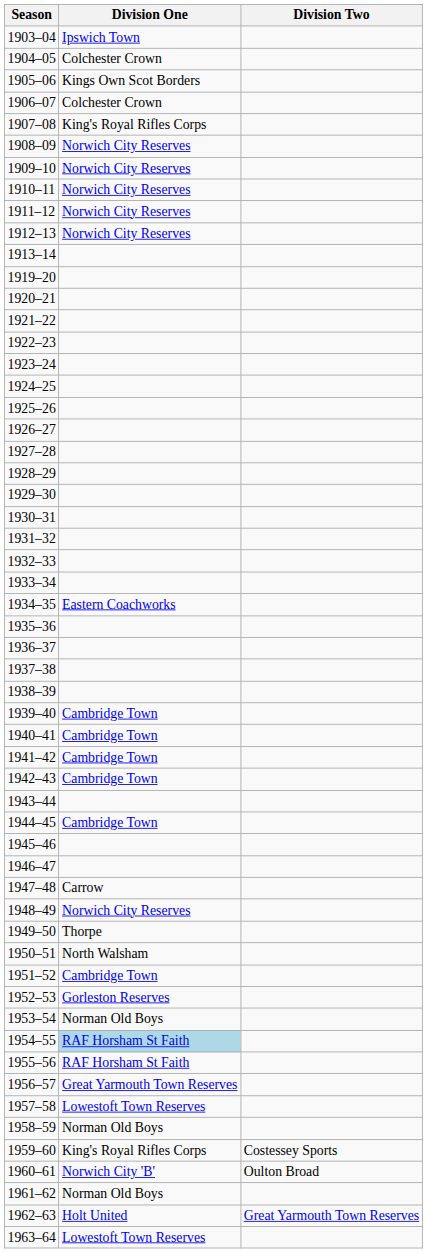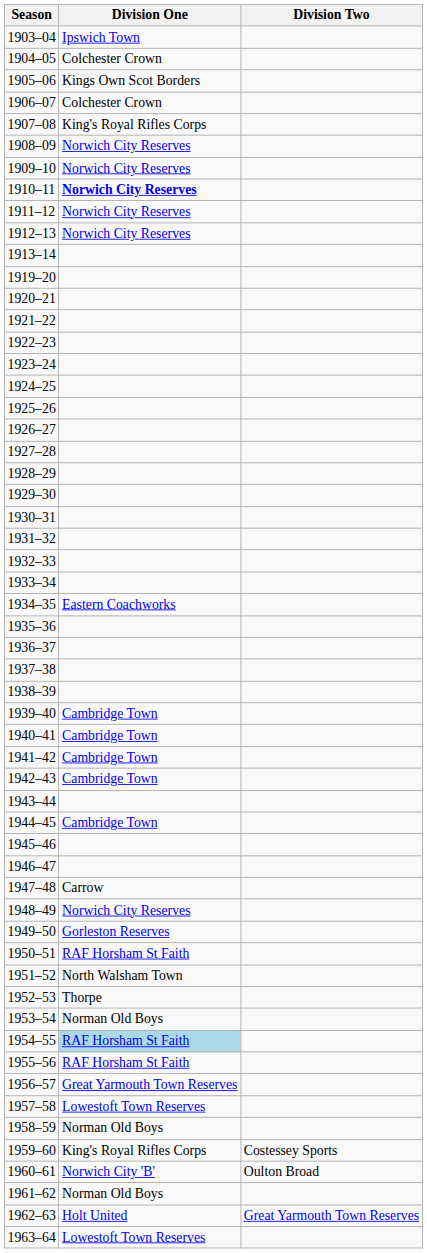(126, 189) normal -> (129, 189) bold
(82, 931) Thorpe -> (116, 931) Gorleston Reserves
(105, 953) North Walsham -> (126, 953) RAF Horsham St Faith
(110, 975) Cambridge Town -> (122, 975) North Walsham Town
(116, 997) Gorleston Reserves -> (82, 997) Thorpe
